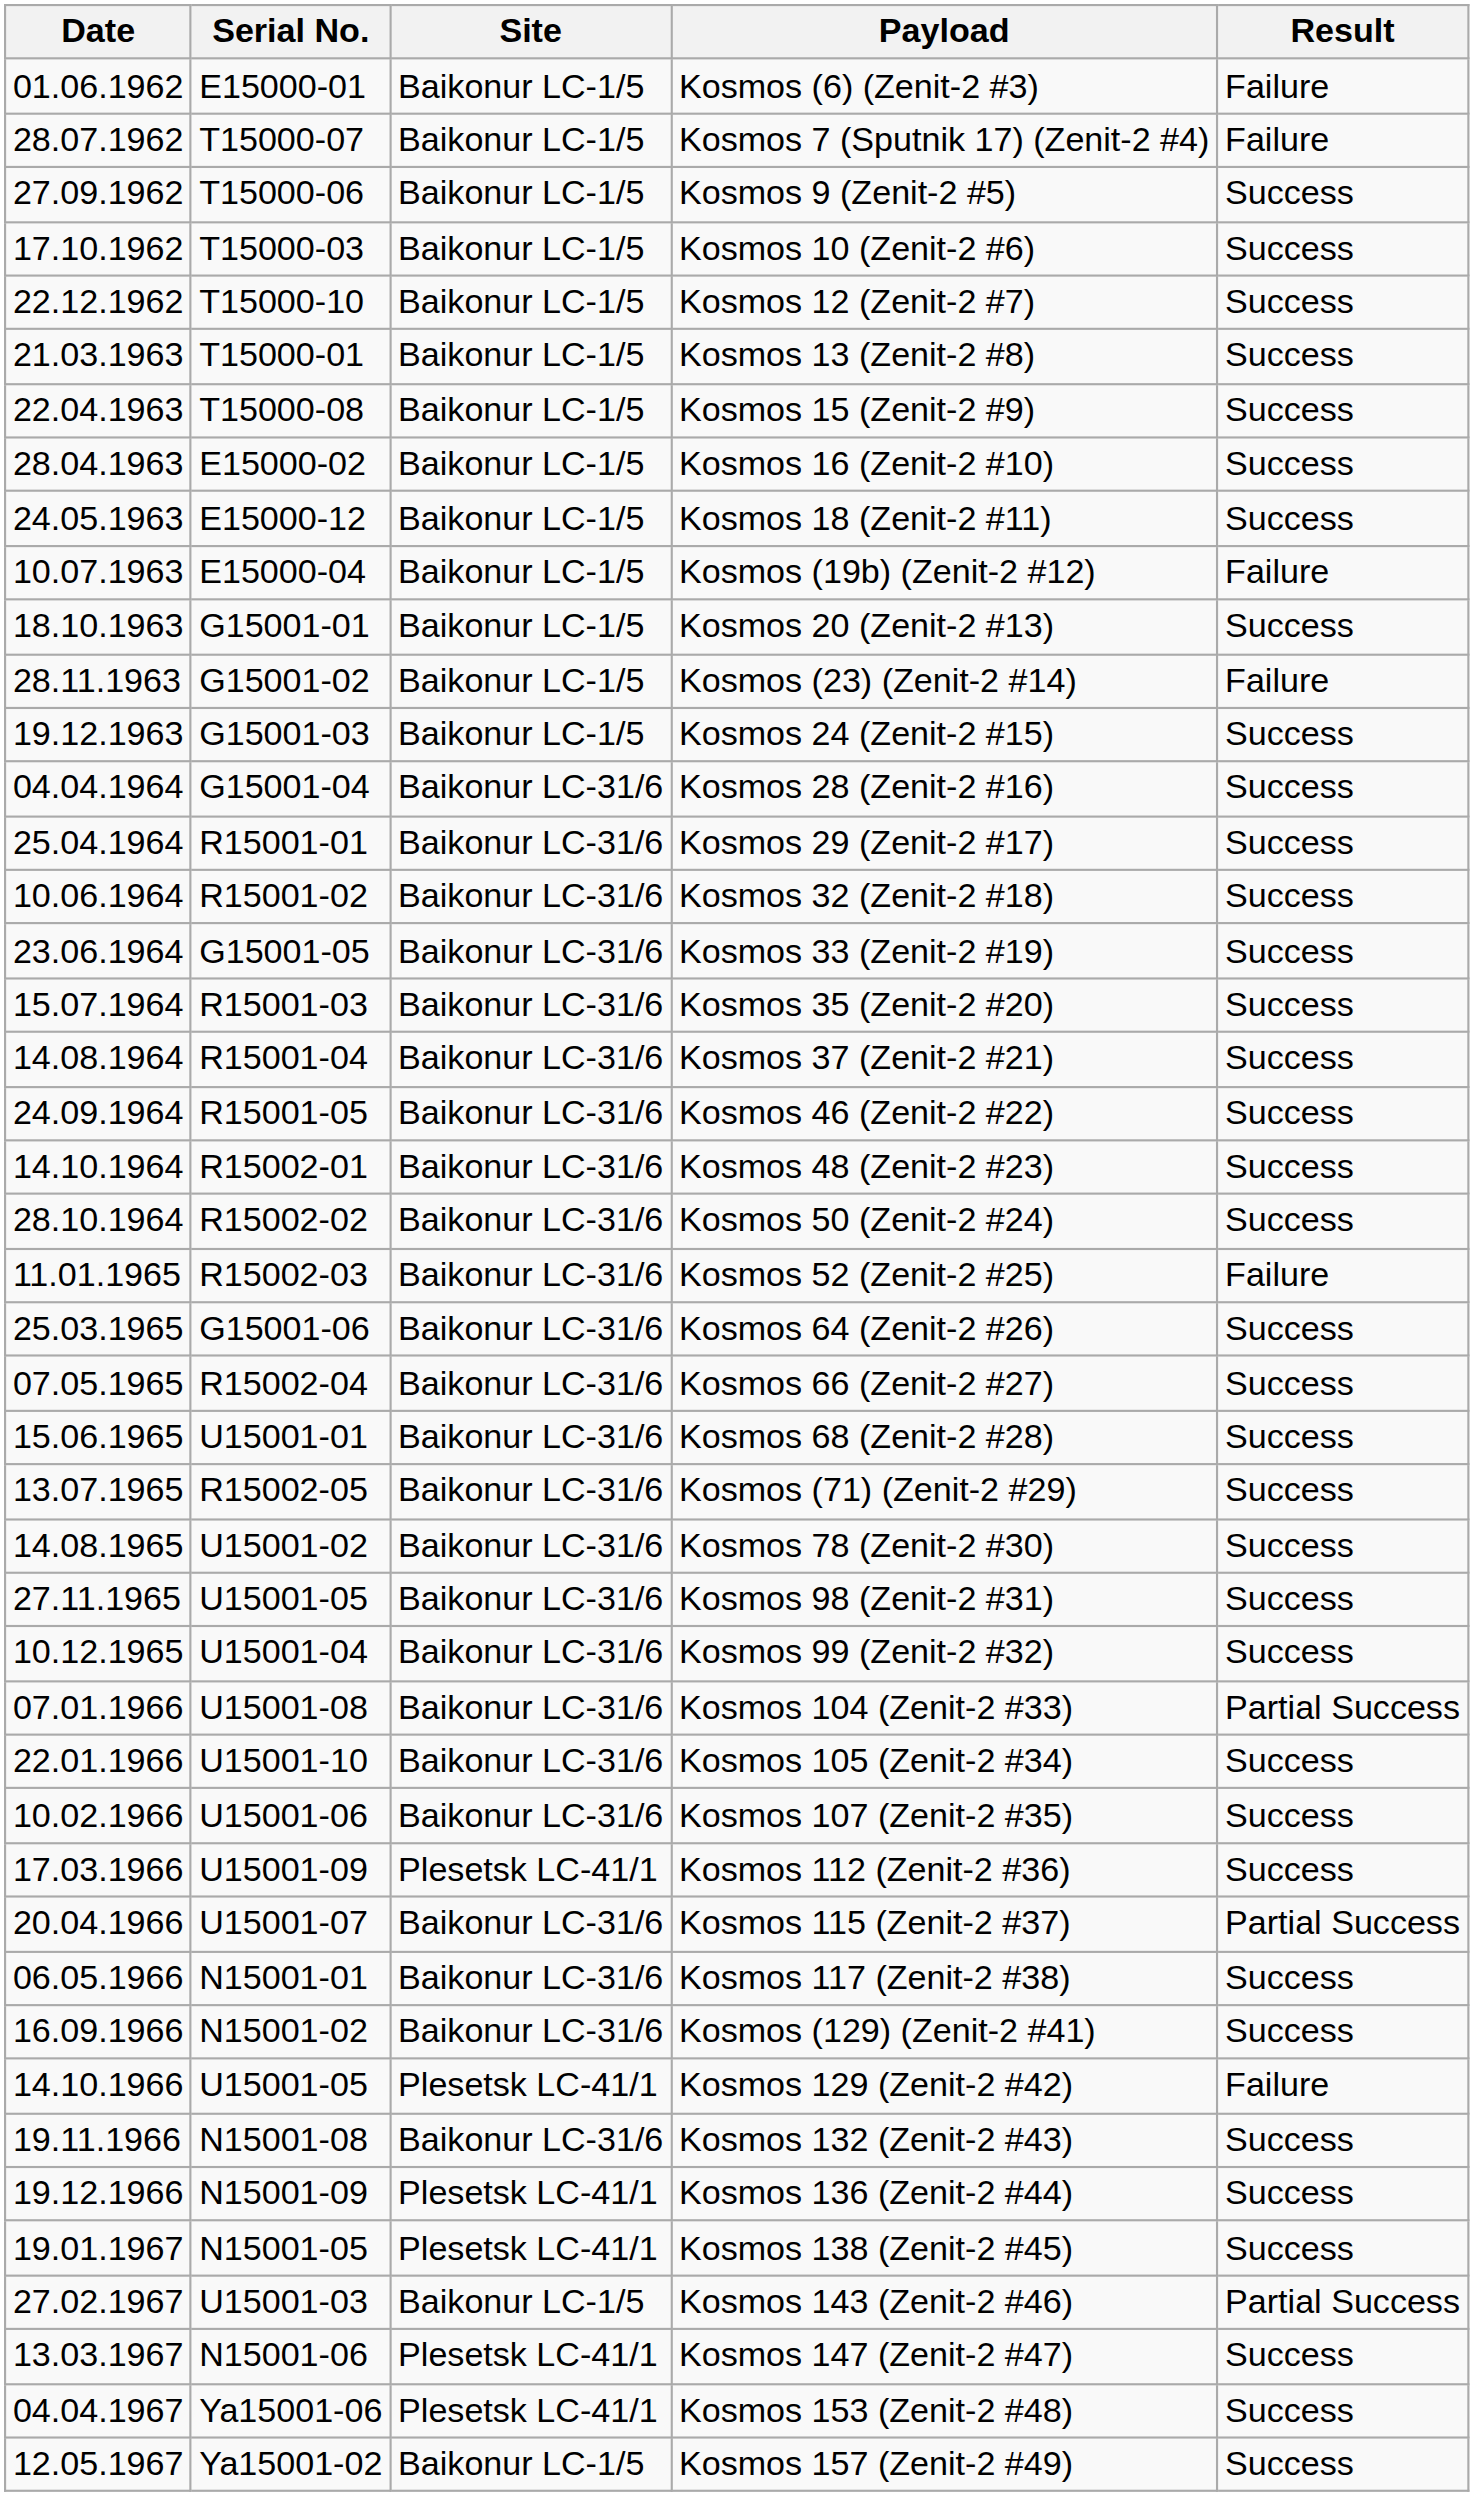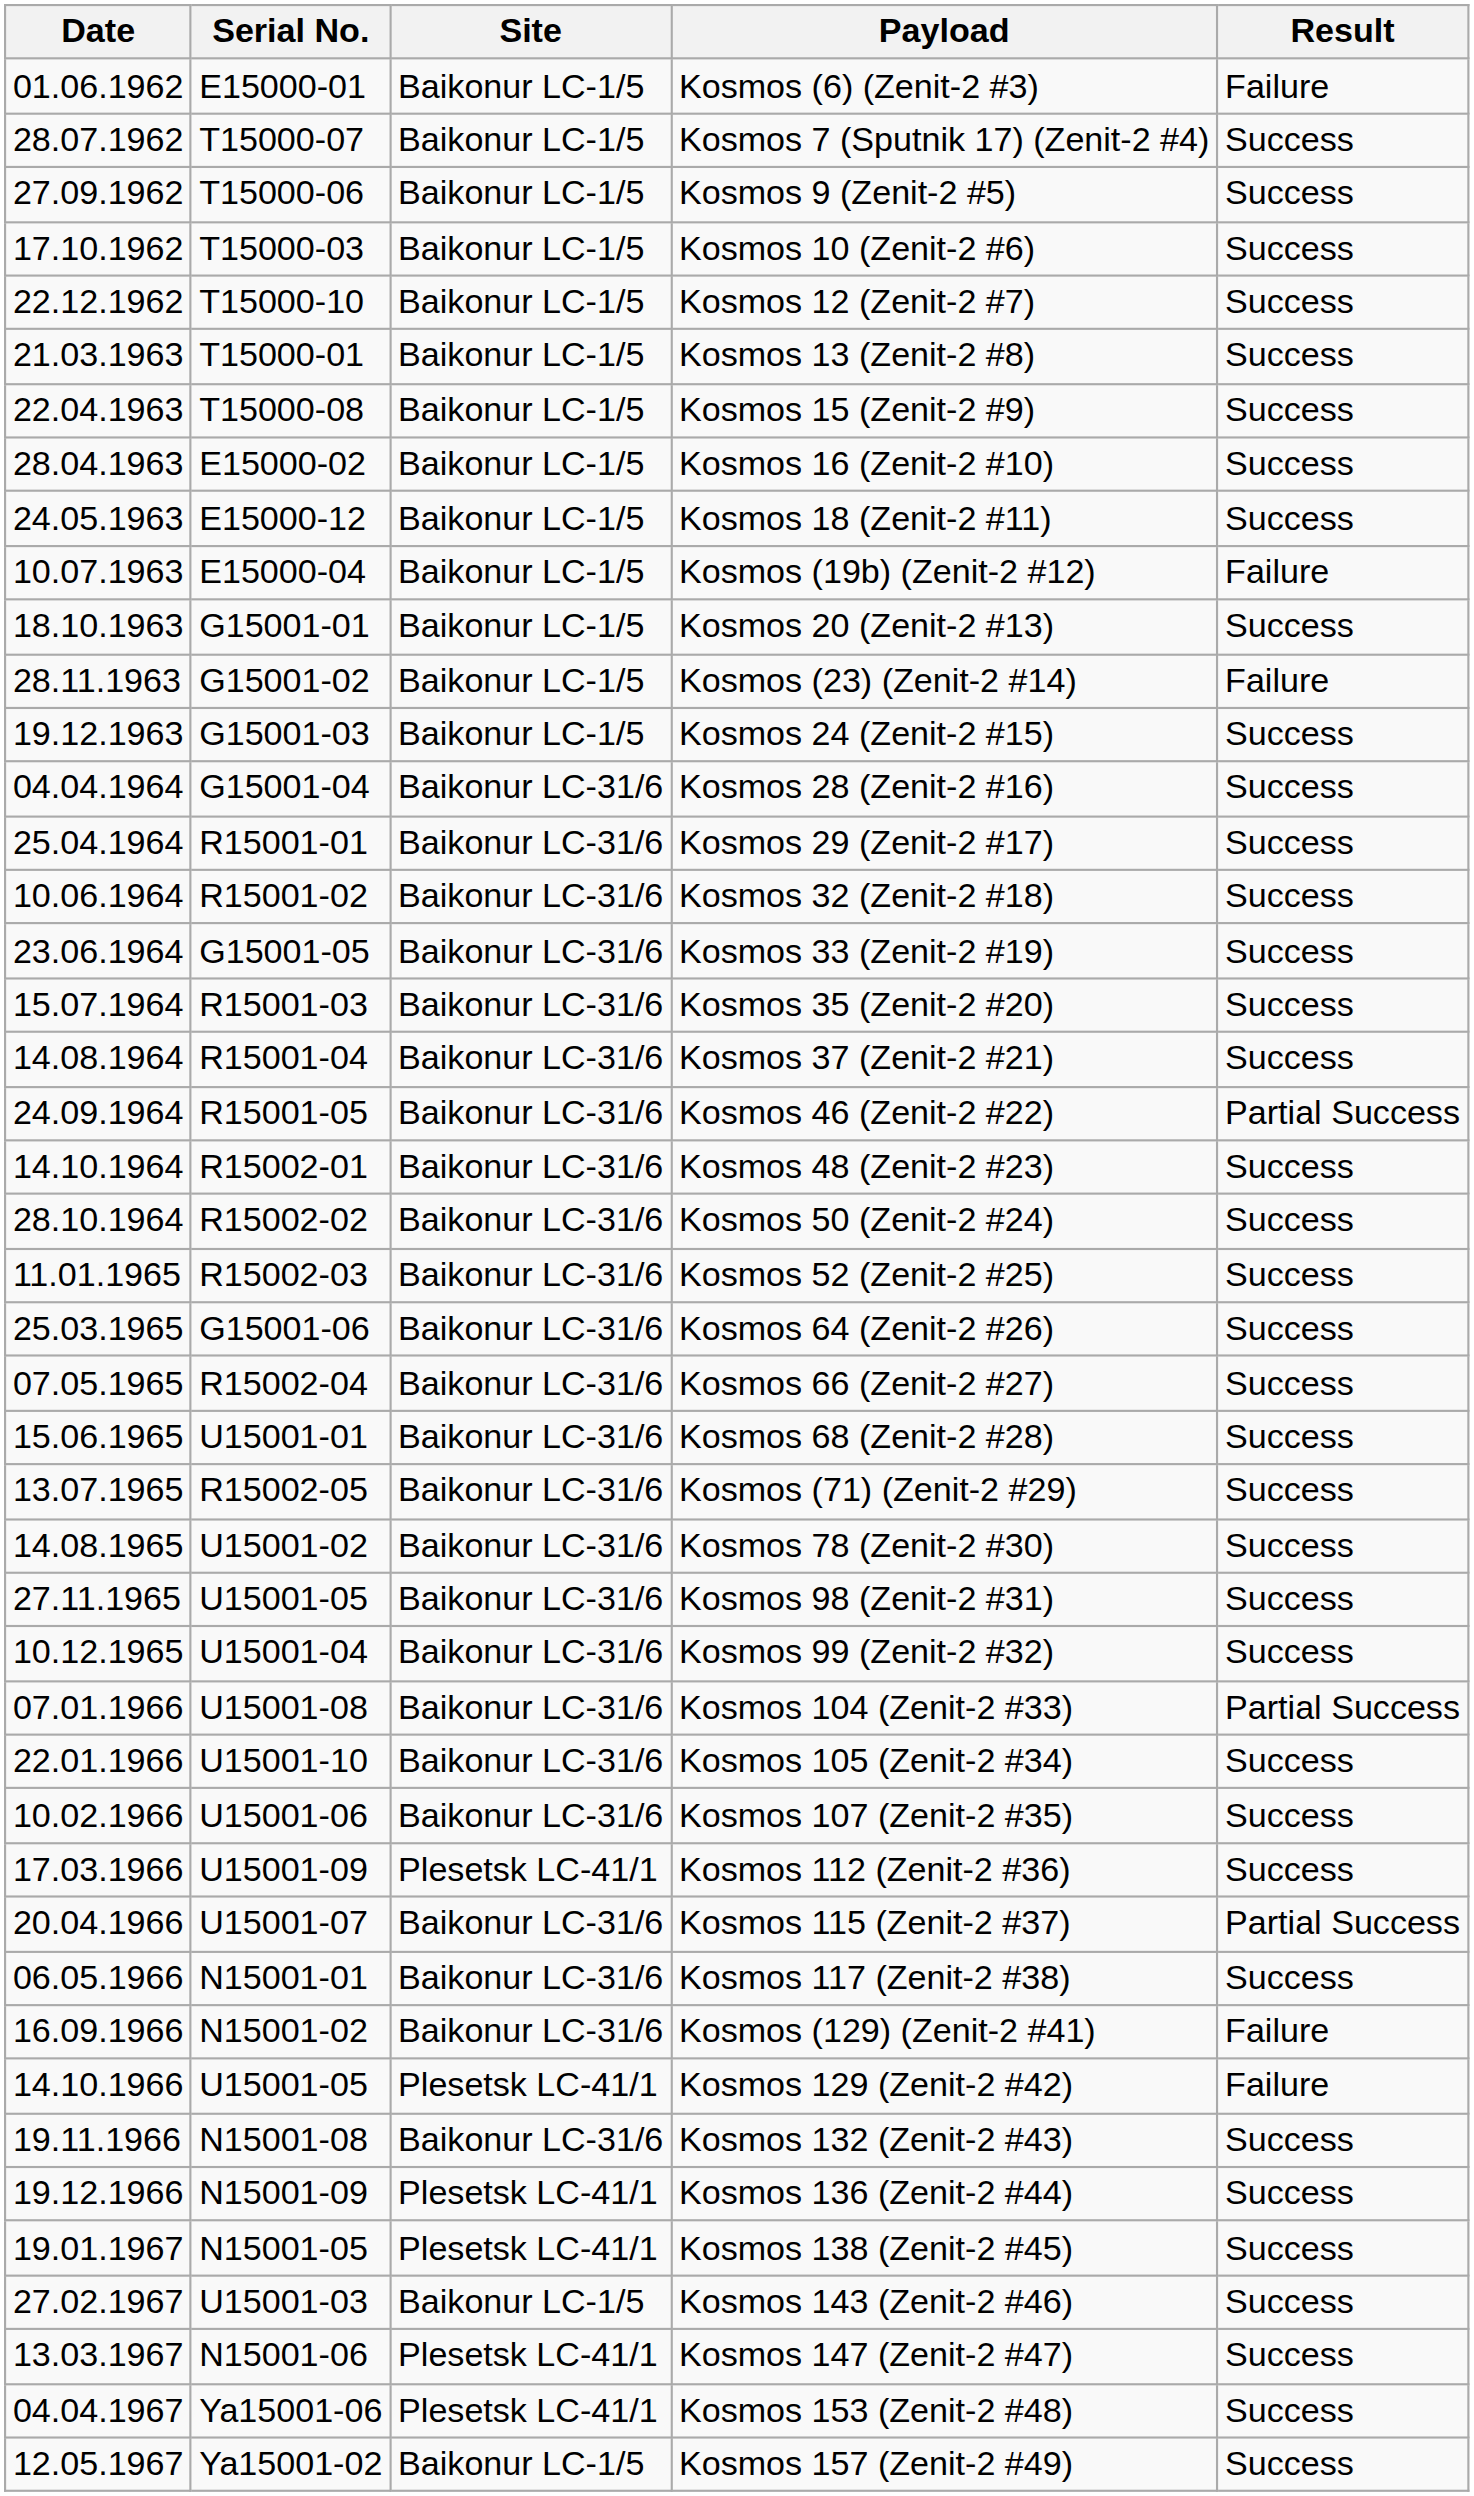(1277, 139) Failure -> (1289, 139) Success
(1289, 1112) Success -> (1343, 1112) Partial Success
(1277, 1274) Failure -> (1289, 1274) Success
(1289, 2031) Success -> (1277, 2031) Failure
(1343, 2301) Partial Success -> (1289, 2301) Success
